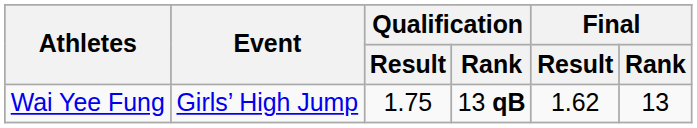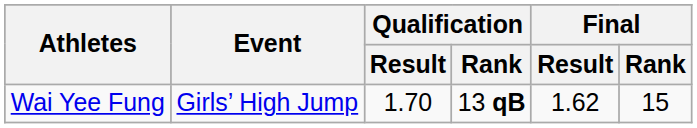(408, 104) 1.75 -> (408, 104) 1.70
(655, 104) 13 -> (655, 104) 15
